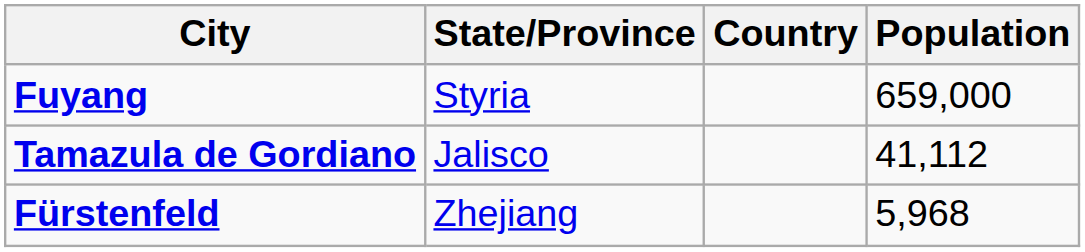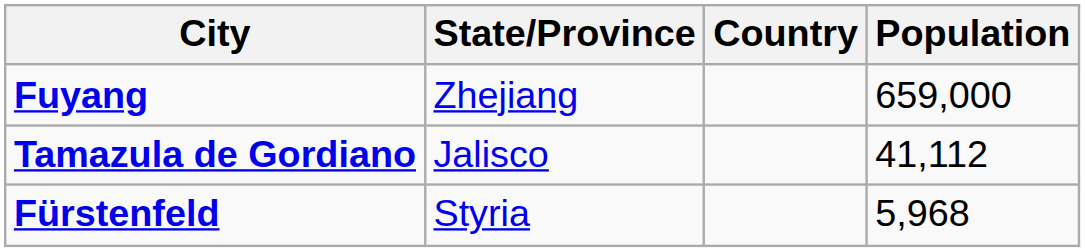(482, 94) Styria -> (506, 94) Zhejiang
(506, 214) Zhejiang -> (482, 214) Styria
